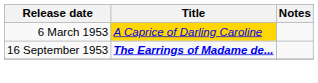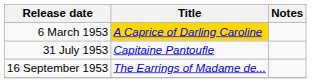+ row: (76, 50)
(194, 50) bold -> (190, 68) normal
